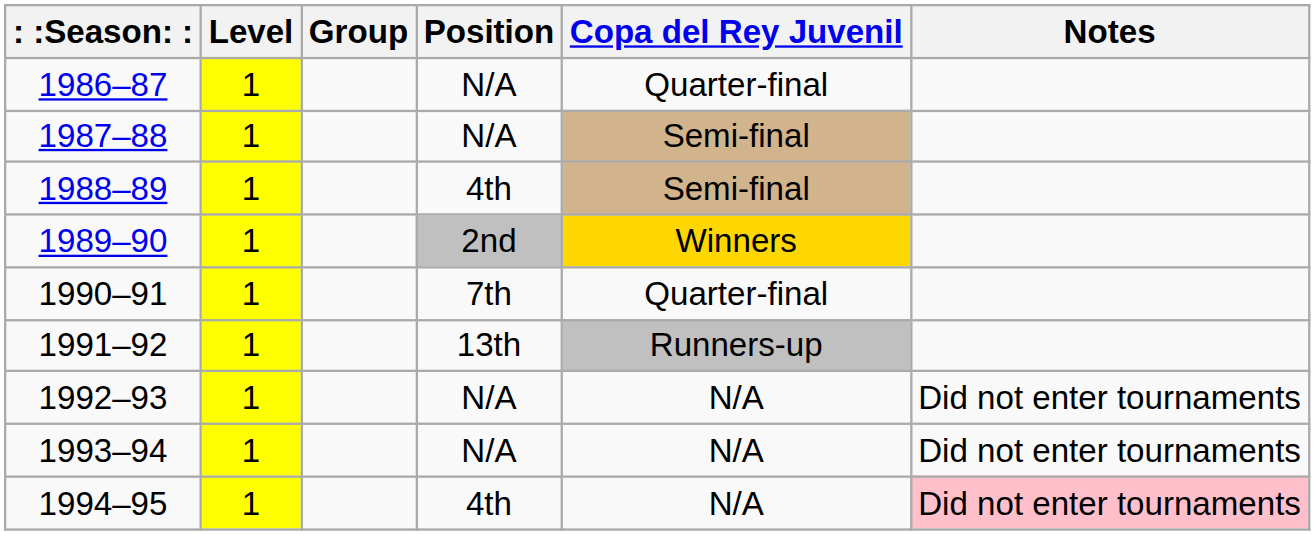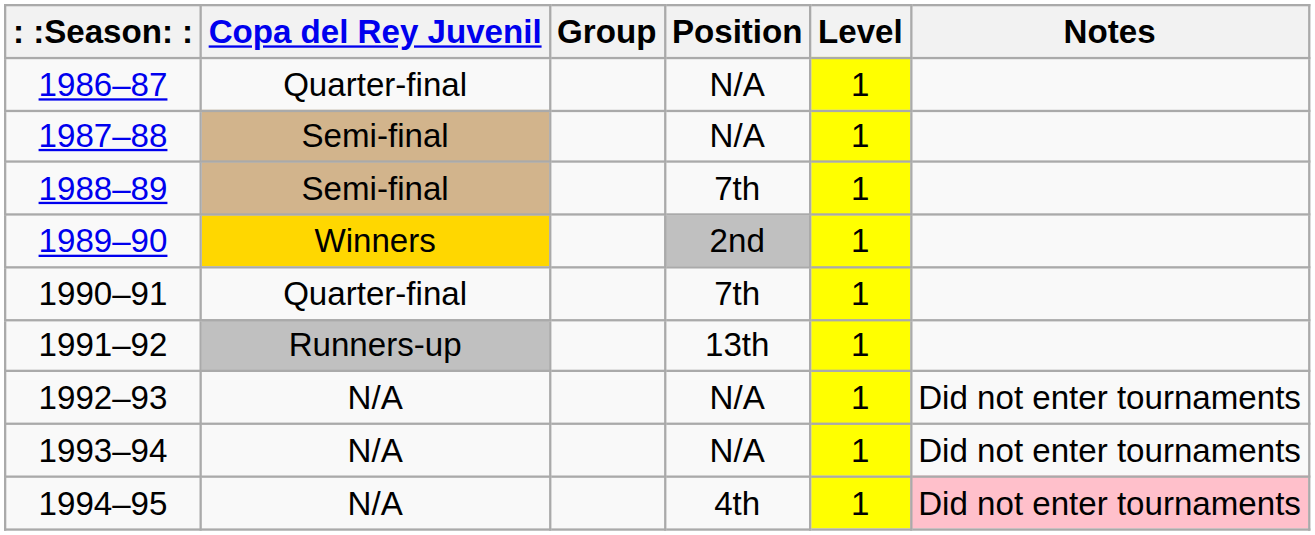columns swapped: (251, 32) <-> (736, 32)
(489, 189) 4th -> (737, 189) 7th
